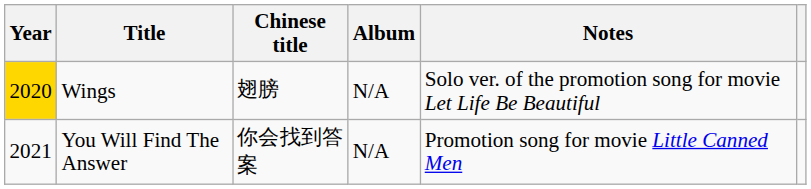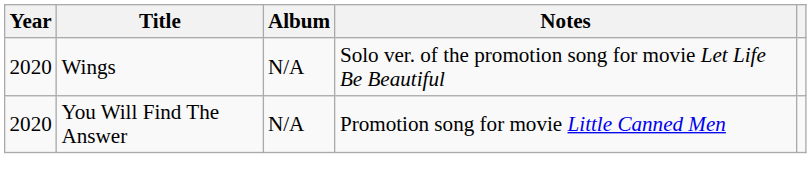- column: (290, 33)
(31, 90) gold background -> (31, 66) no background
(31, 151) 2021 -> (31, 123) 2020
